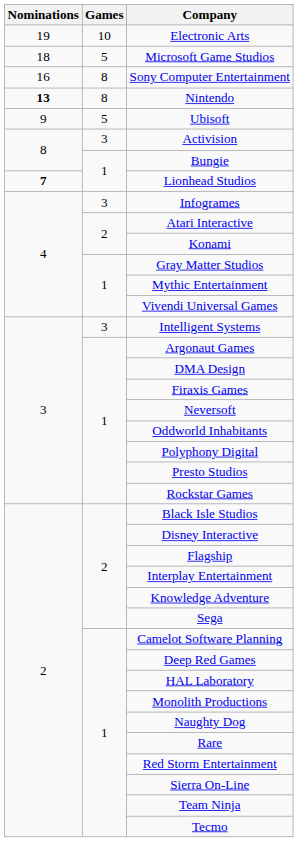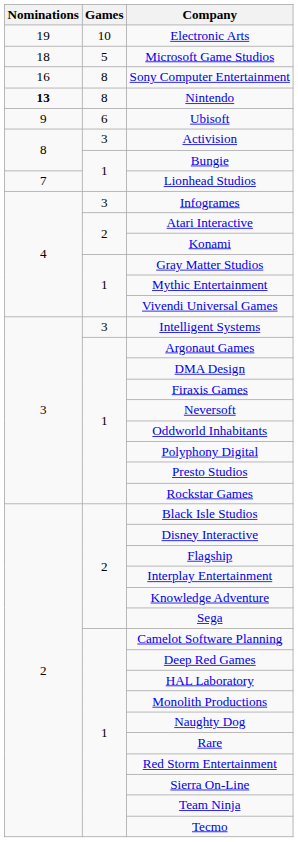(104, 118) 5 -> (104, 118) 6
(43, 181) bold -> (43, 181) normal
